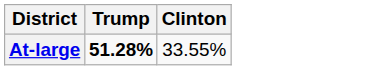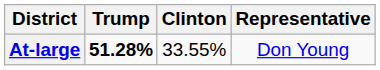+ column: (303, 19)
